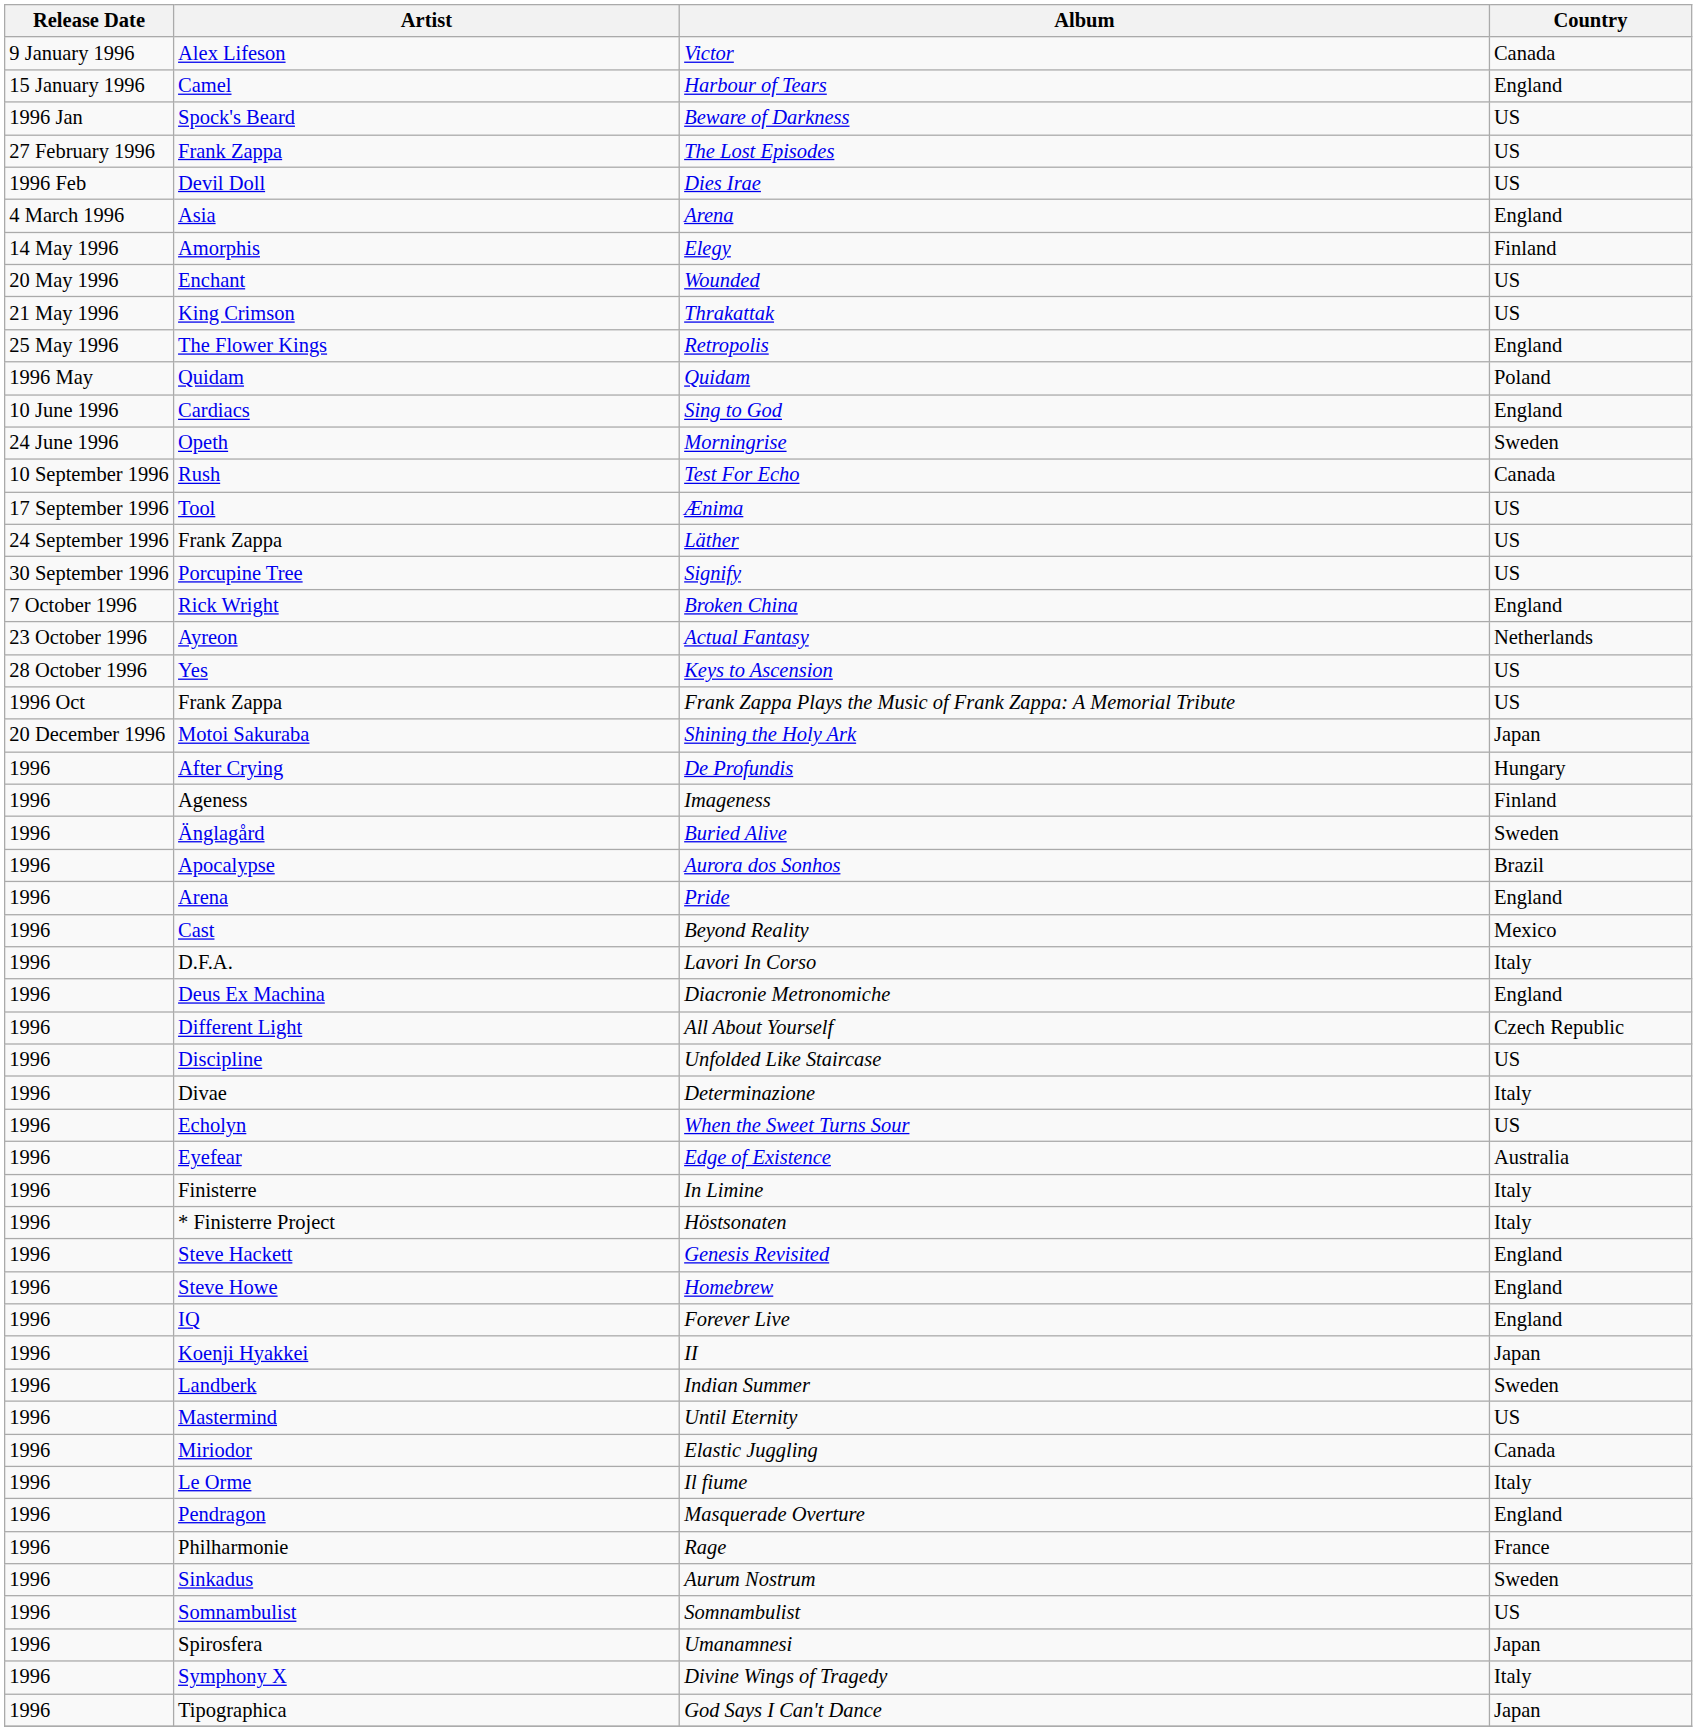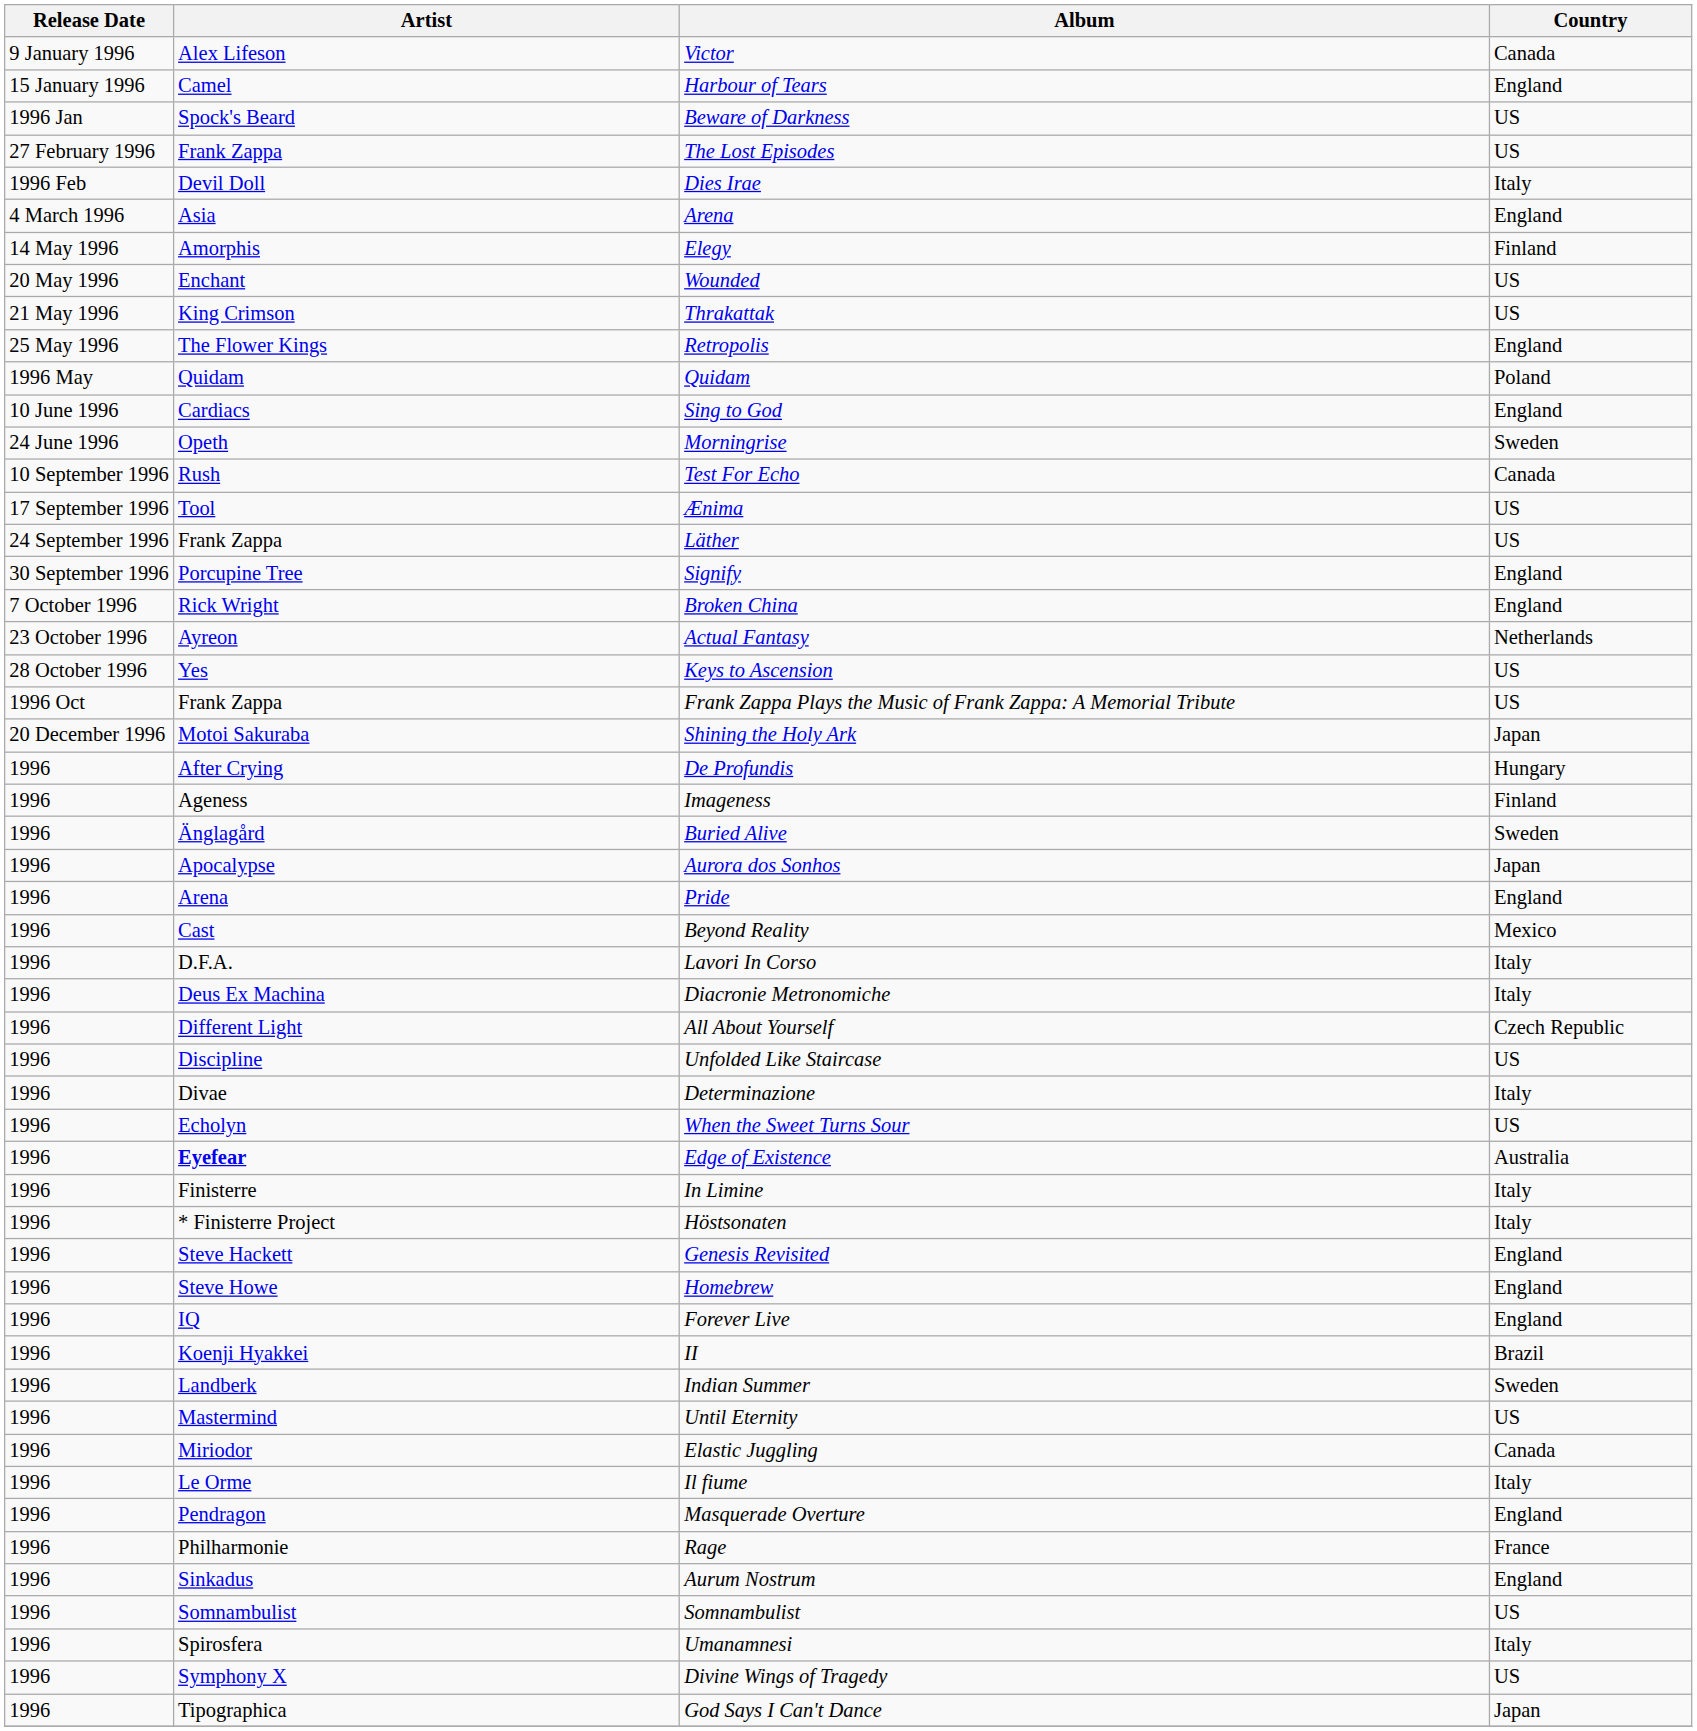(1507, 183) US -> (1513, 183) Italy
(1507, 572) US -> (1528, 572) England
(1519, 865) Brazil -> (1517, 865) Japan
(1528, 995) England -> (1513, 995) Italy
(210, 1157) normal -> (212, 1157) bold
(1517, 1352) Japan -> (1519, 1352) Brazil
(1526, 1579) Sweden -> (1528, 1579) England
(1517, 1644) Japan -> (1513, 1644) Italy
(1513, 1677) Italy -> (1507, 1677) US
